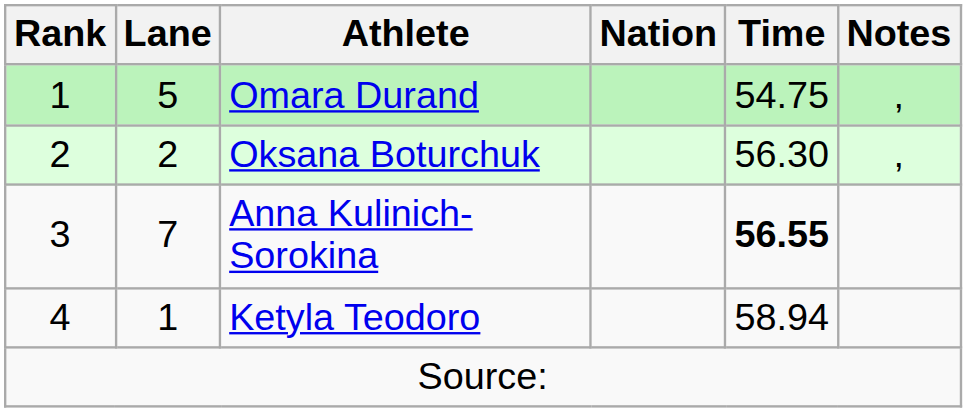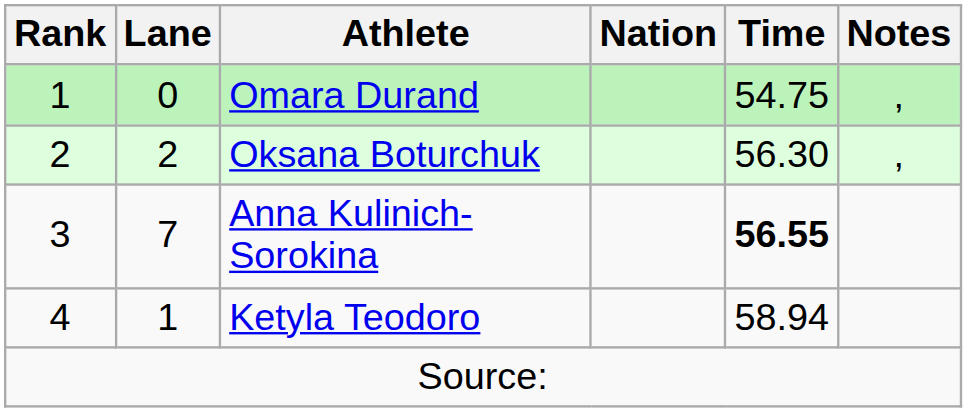(168, 94) 5 -> (168, 94) 0
